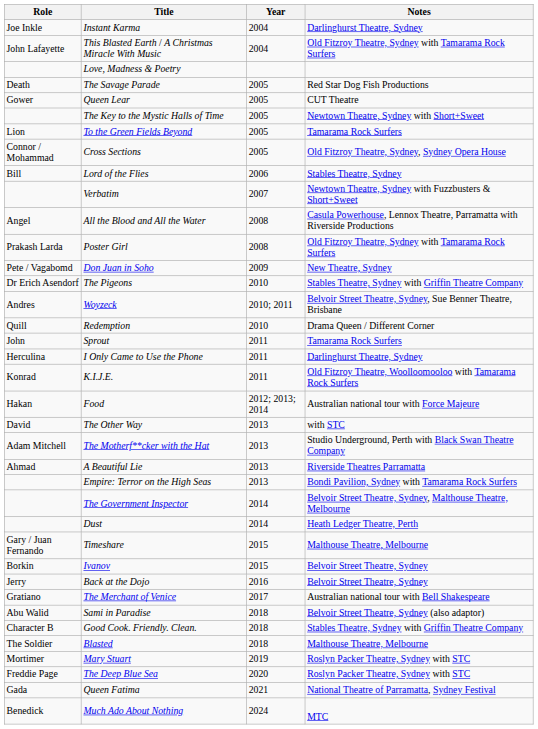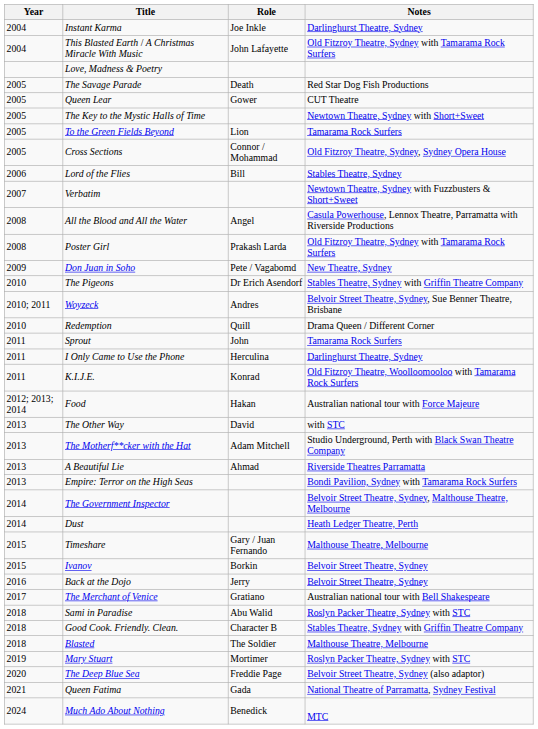columns swapped: (276, 12) <-> (43, 12)
(396, 612) Belvoir Street Theatre, Sydney (also adaptor) -> (389, 612) Roslyn Packer Theatre, Sydney with STC
(389, 674) Roslyn Packer Theatre, Sydney with STC -> (396, 674) Belvoir Street Theatre, Sydney (also adaptor)
